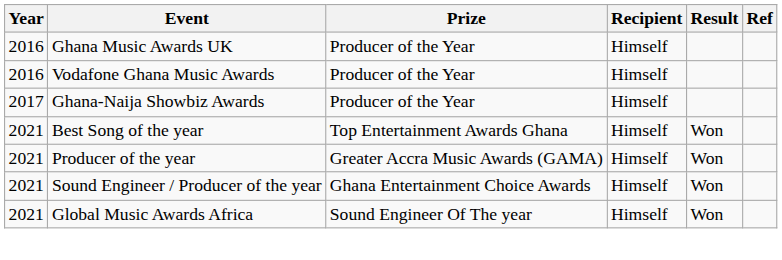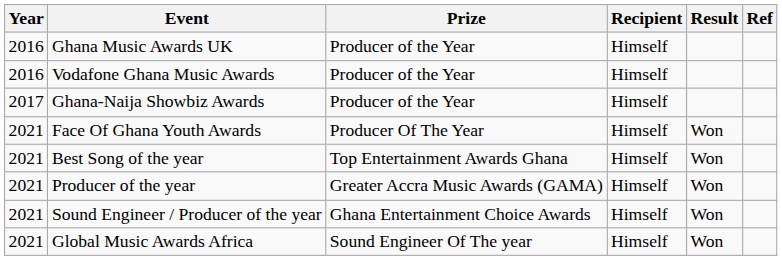+ row: (156, 130)
